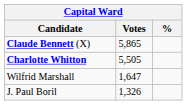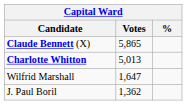(130, 60) 5,505 -> (130, 60) 5,013
(130, 92) 1,326 -> (130, 92) 1,362
